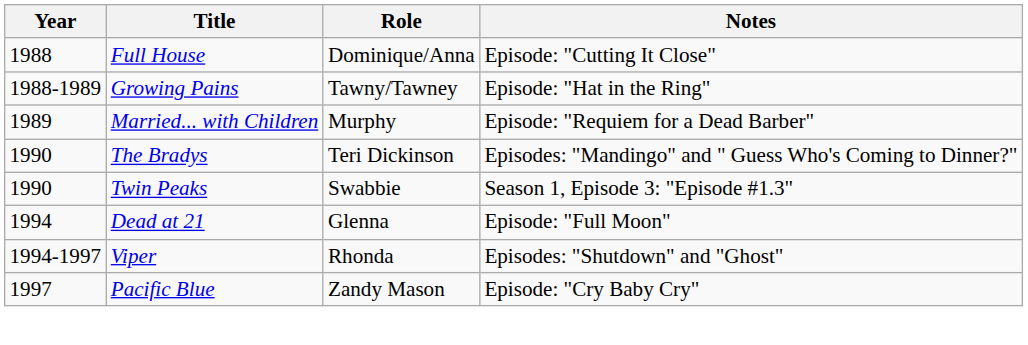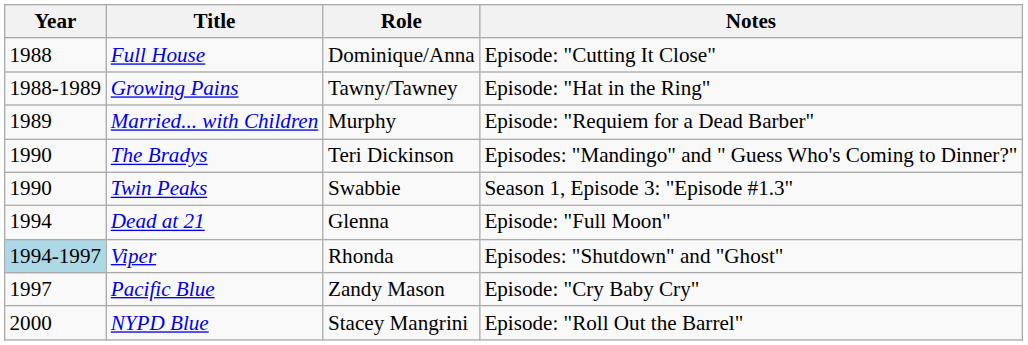(55, 255) no background -> (55, 255) lightblue background
+ row: (160, 322)
